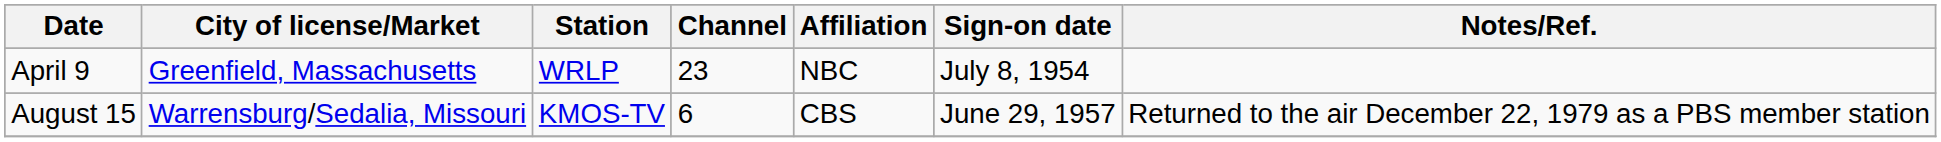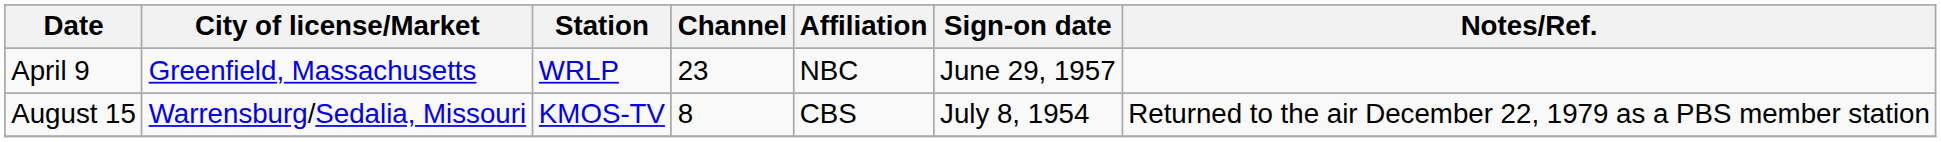(1015, 70) July 8, 1954 -> (1028, 70) June 29, 1957
(685, 114) 6 -> (685, 114) 8
(1028, 114) June 29, 1957 -> (1015, 114) July 8, 1954
